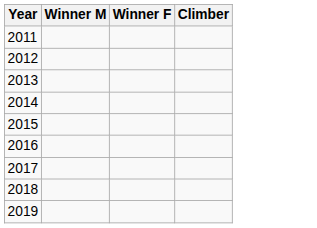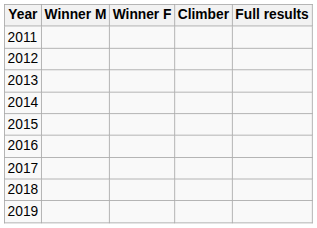+ column: (272, 15)
